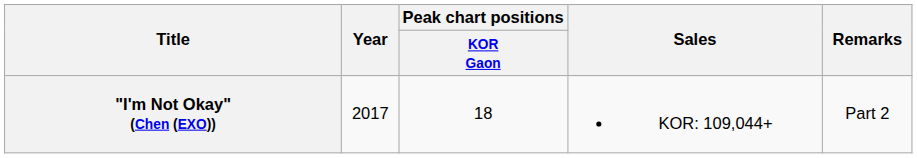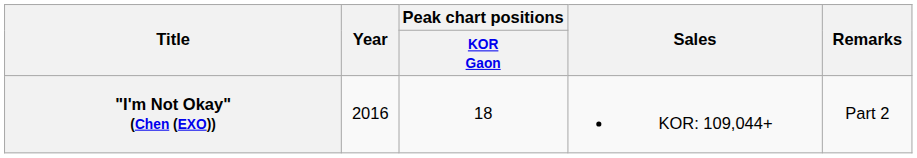(370, 114) 2017 -> (370, 114) 2016
